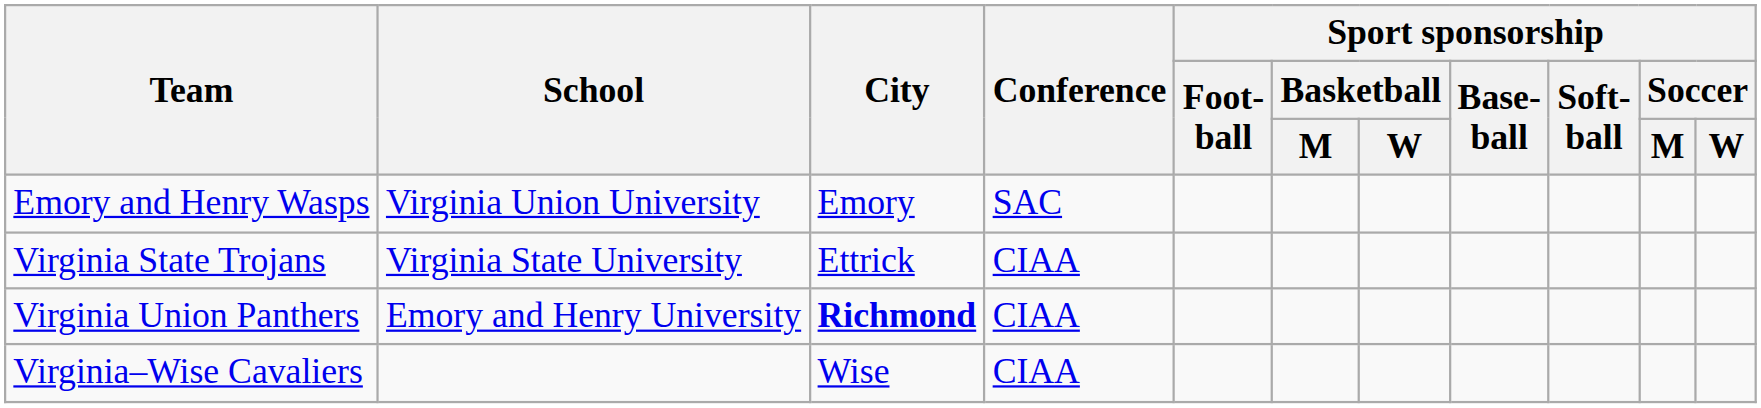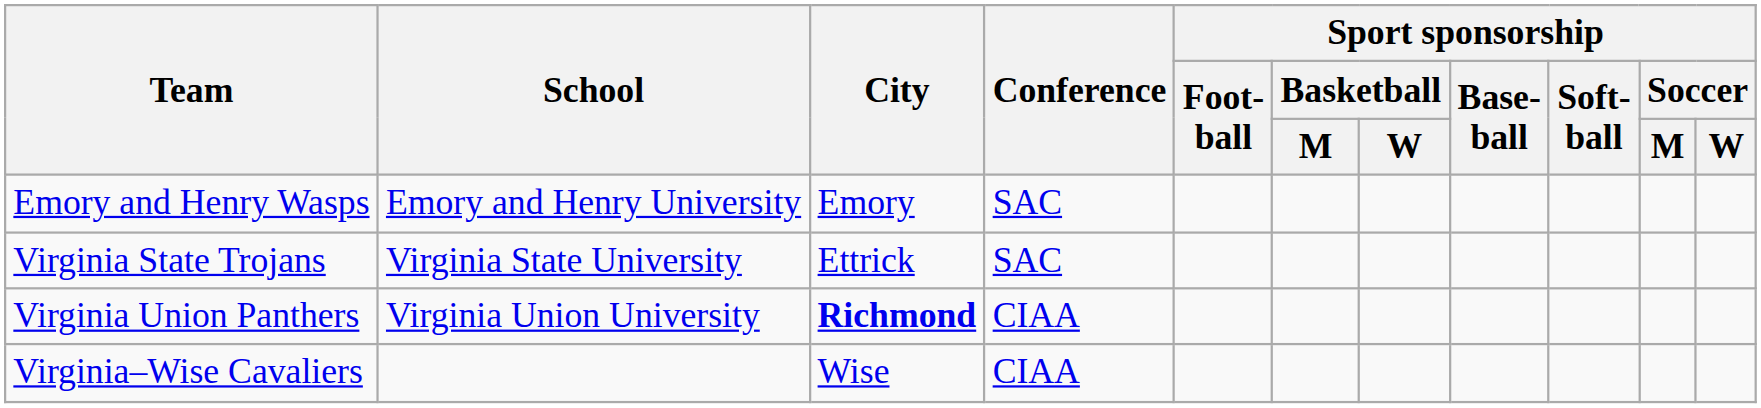(573, 202) Virginia Union University -> (594, 202) Emory and Henry University
(1036, 259) CIAA -> (1027, 259) SAC
(594, 315) Emory and Henry University -> (573, 315) Virginia Union University
